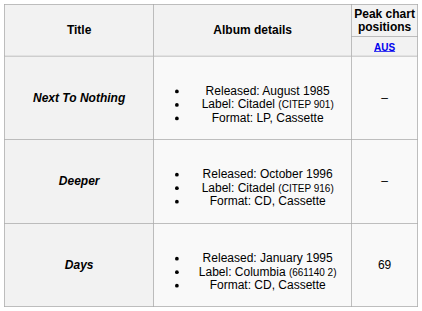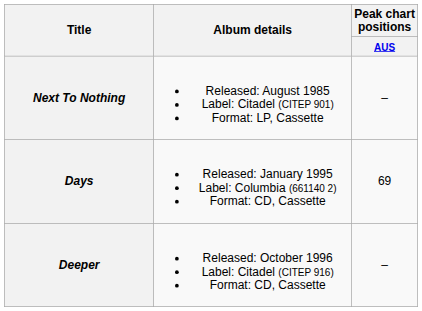rows swapped: (79, 264) <-> (79, 181)
